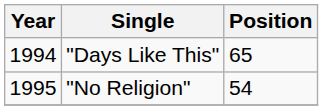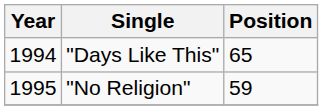(241, 88) 54 -> (241, 88) 59
